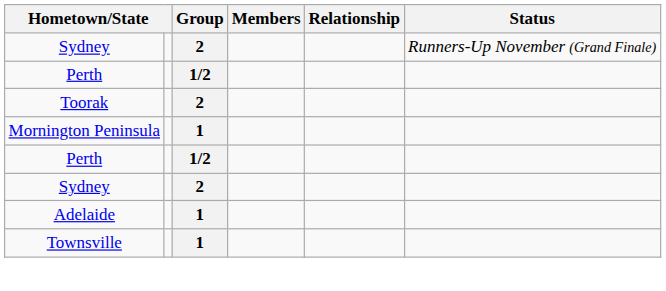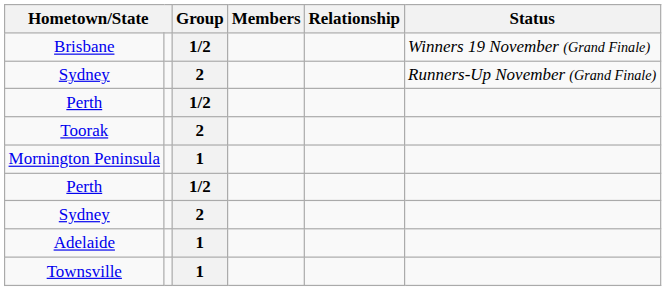+ row: (84, 46)
